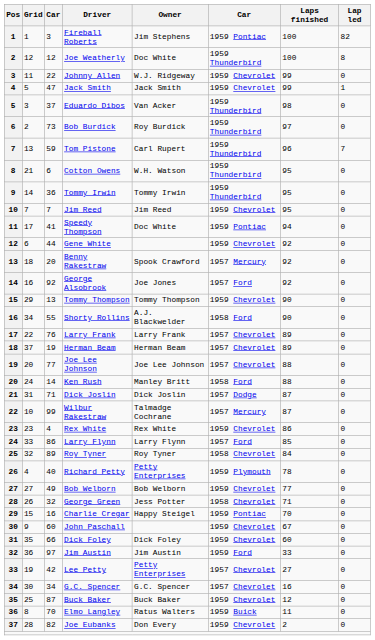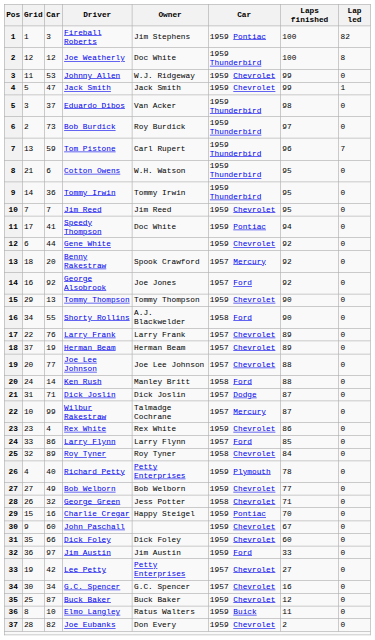(51, 76) 22 -> (51, 76) 53
(51, 612) 70 -> (51, 612) 10
